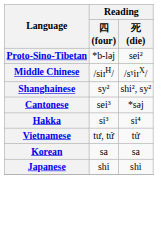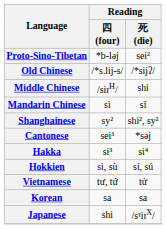+ row: (47, 71)
(136, 72) /sˠiɪX/ -> (143, 88) shi
+ row: (47, 105)
+ row: (47, 166)
(136, 166) shi -> (143, 214) /sˠiɪX/
